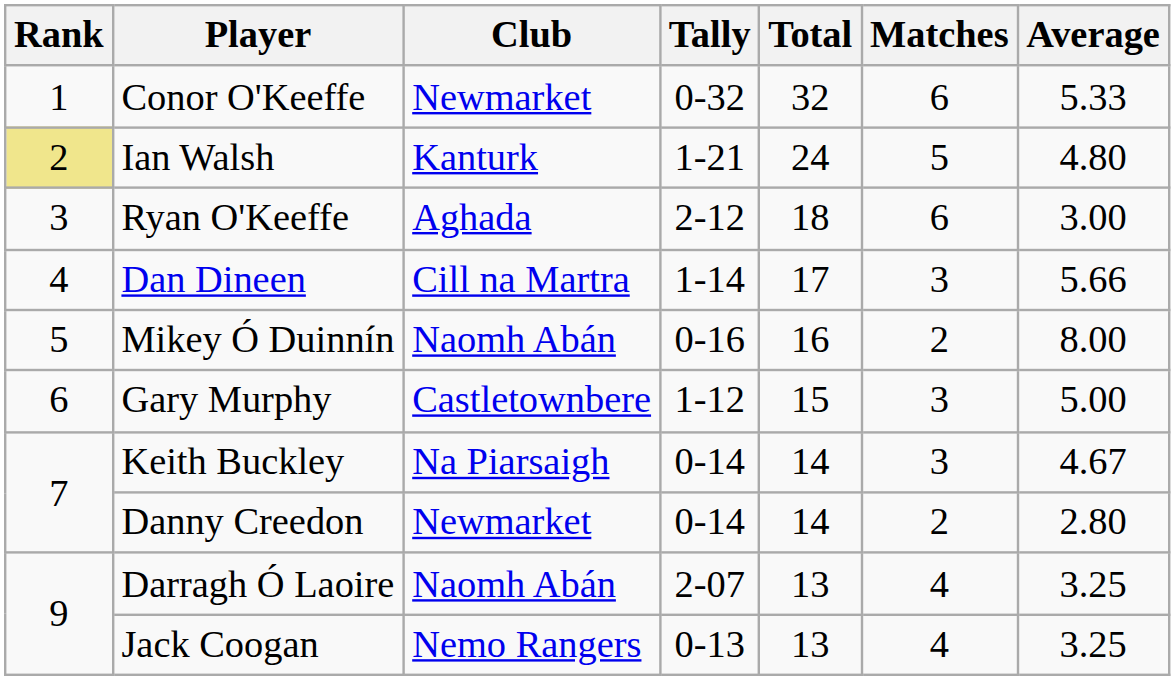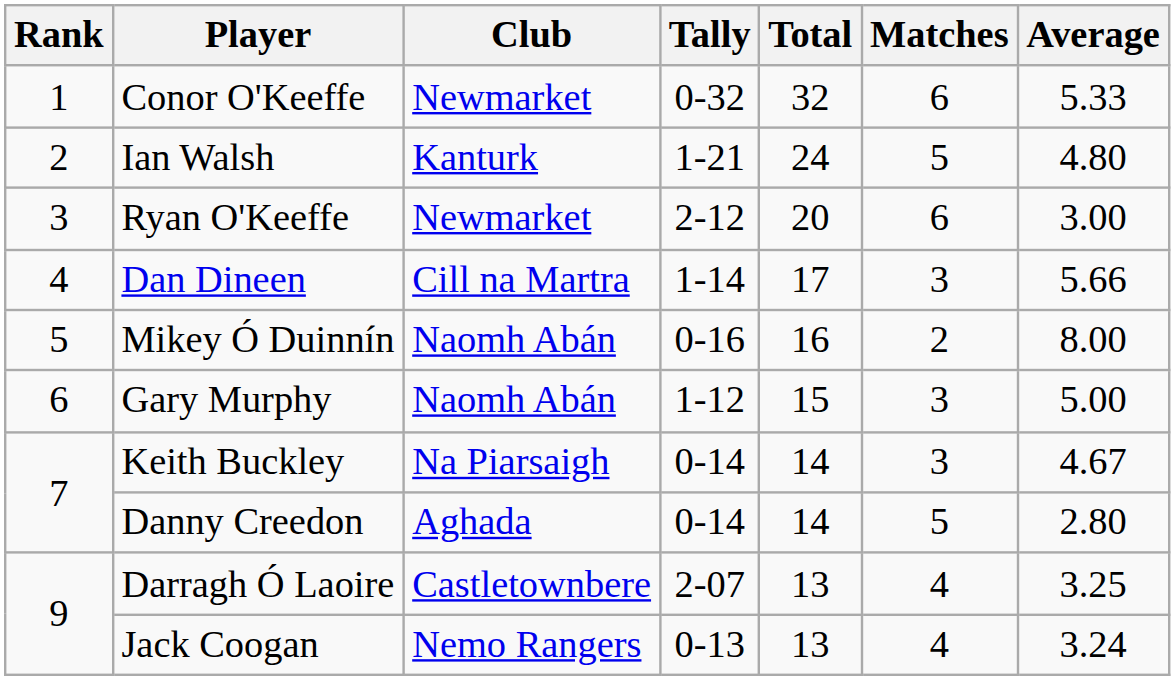(59, 156) khaki background -> (59, 156) no background
(472, 217) Aghada -> (502, 217) Newmarket
(810, 217) 18 -> (810, 217) 20
(532, 400) Castletownbere -> (514, 400) Naomh Abán
(502, 522) Newmarket -> (472, 522) Aghada
(939, 522) 2 -> (939, 522) 5
(514, 583) Naomh Abán -> (532, 583) Castletownbere
(1093, 643) 3.25 -> (1093, 643) 3.24
